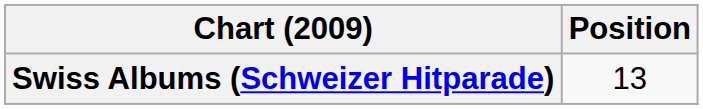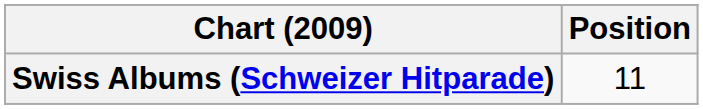(630, 78) 13 -> (630, 78) 11
